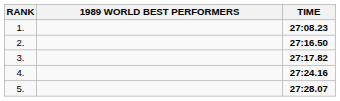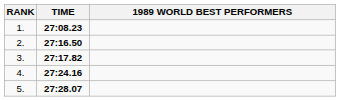columns swapped: (160, 12) <-> (309, 12)
